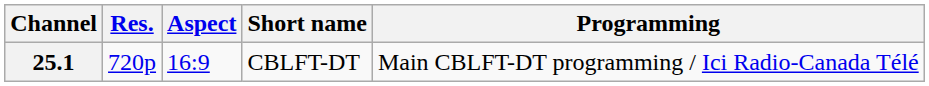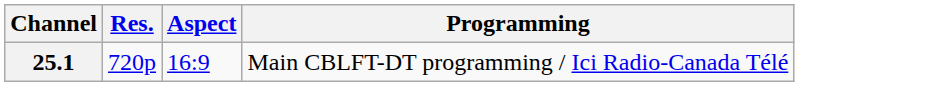- column: (307, 23)
